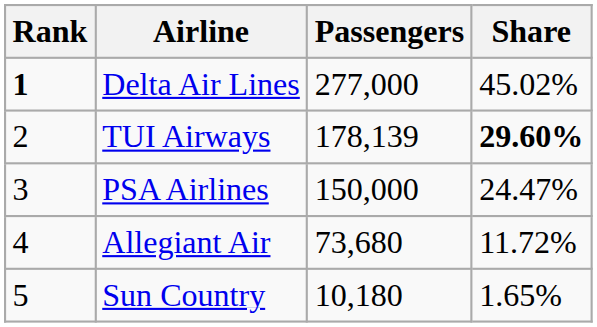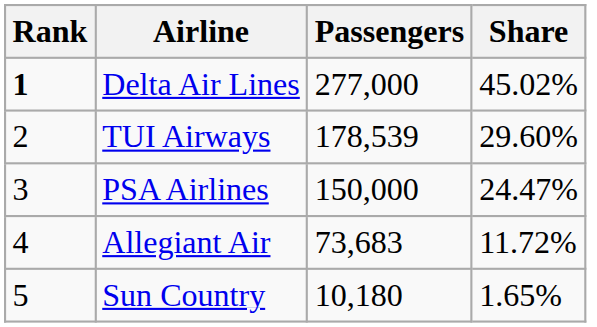(367, 136) 178,139 -> (367, 136) 178,539
(531, 136) bold -> (529, 136) normal
(359, 242) 73,680 -> (359, 242) 73,683
